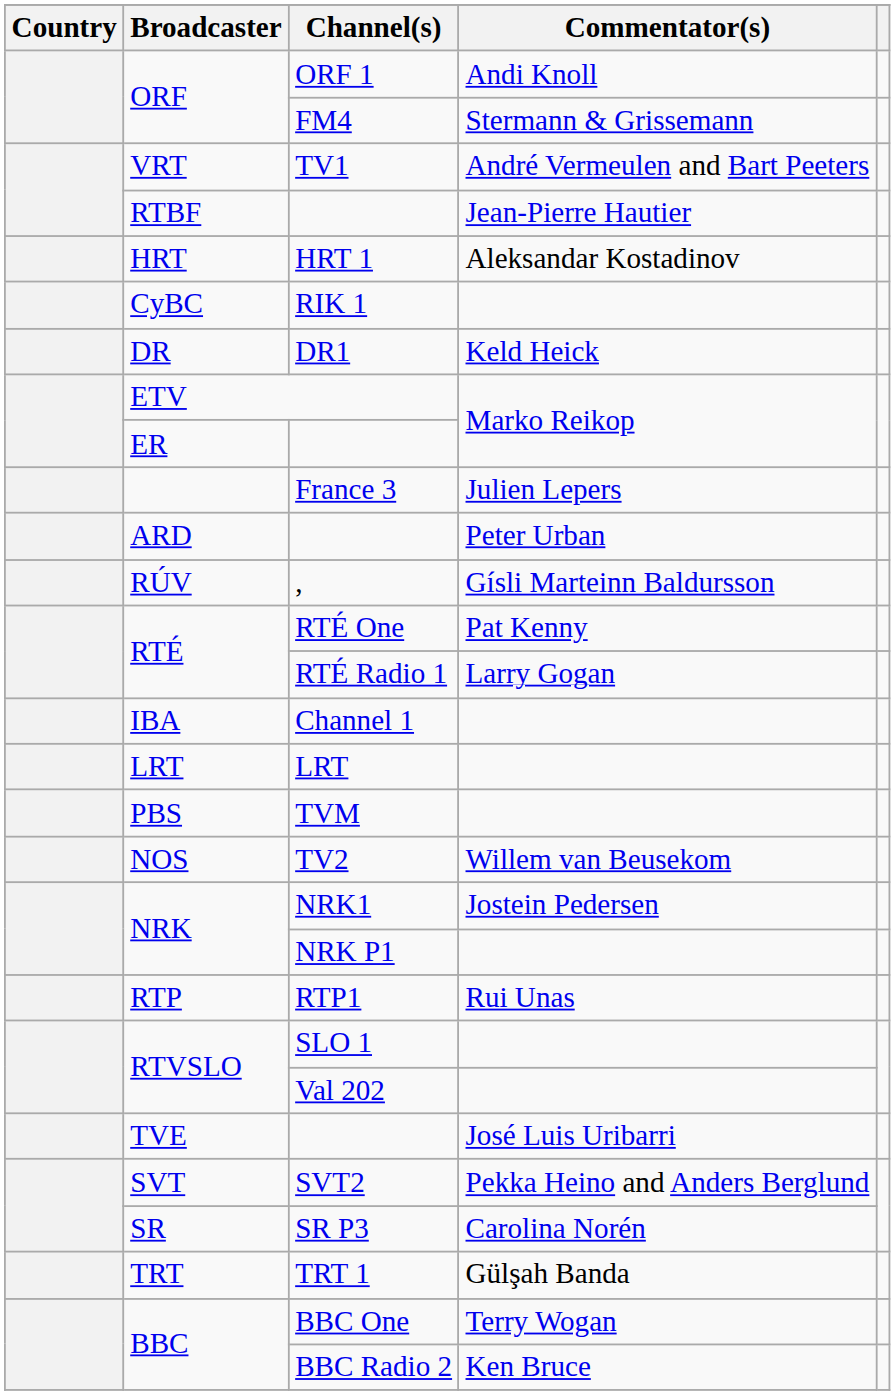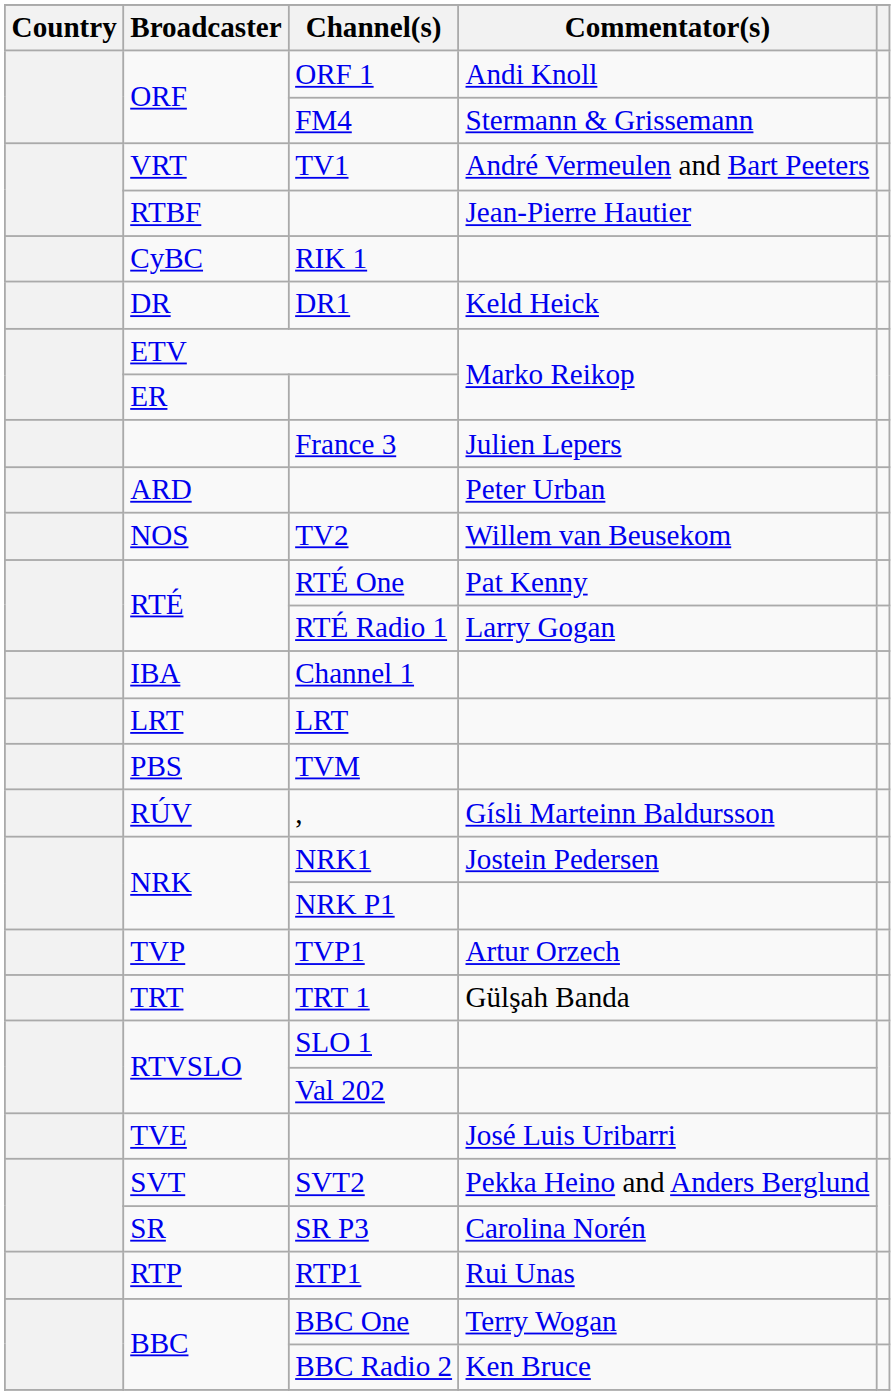- row: (158, 258)
rows swapped: (161, 581) <-> (159, 858)
+ row: (158, 951)
rows swapped: (156, 997) <-> (157, 1274)
